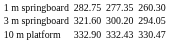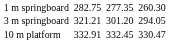(87, 21) 321.60 -> (87, 21) 321.21
(120, 21) 300.20 -> (120, 21) 301.20
(87, 34) 332.90 -> (87, 34) 332.91
(120, 34) 332.43 -> (120, 34) 332.45
